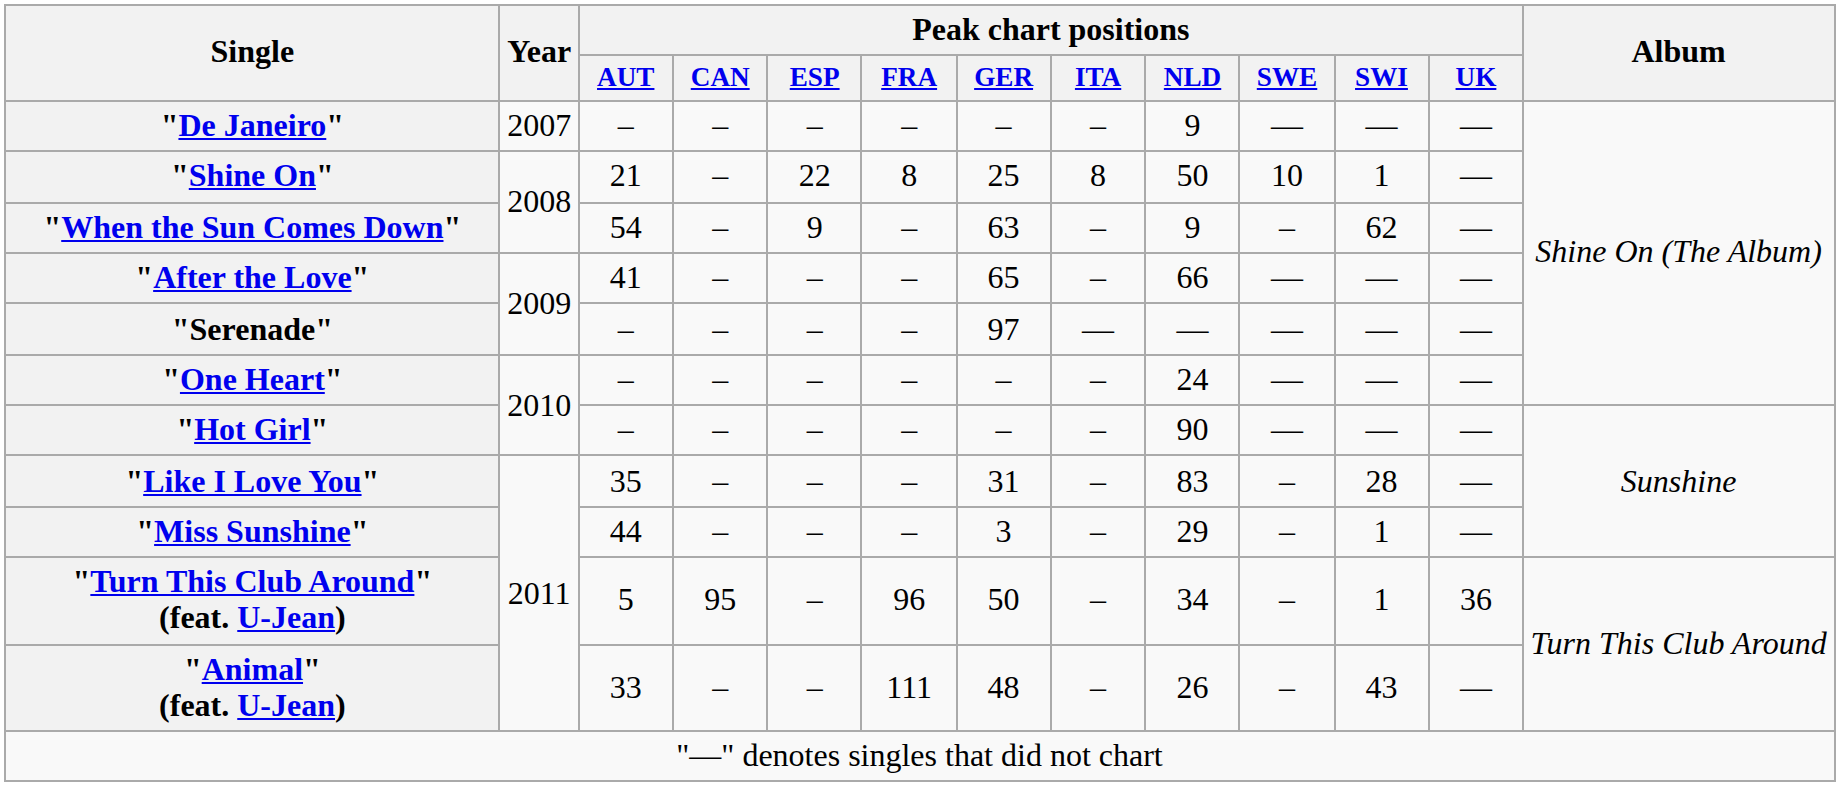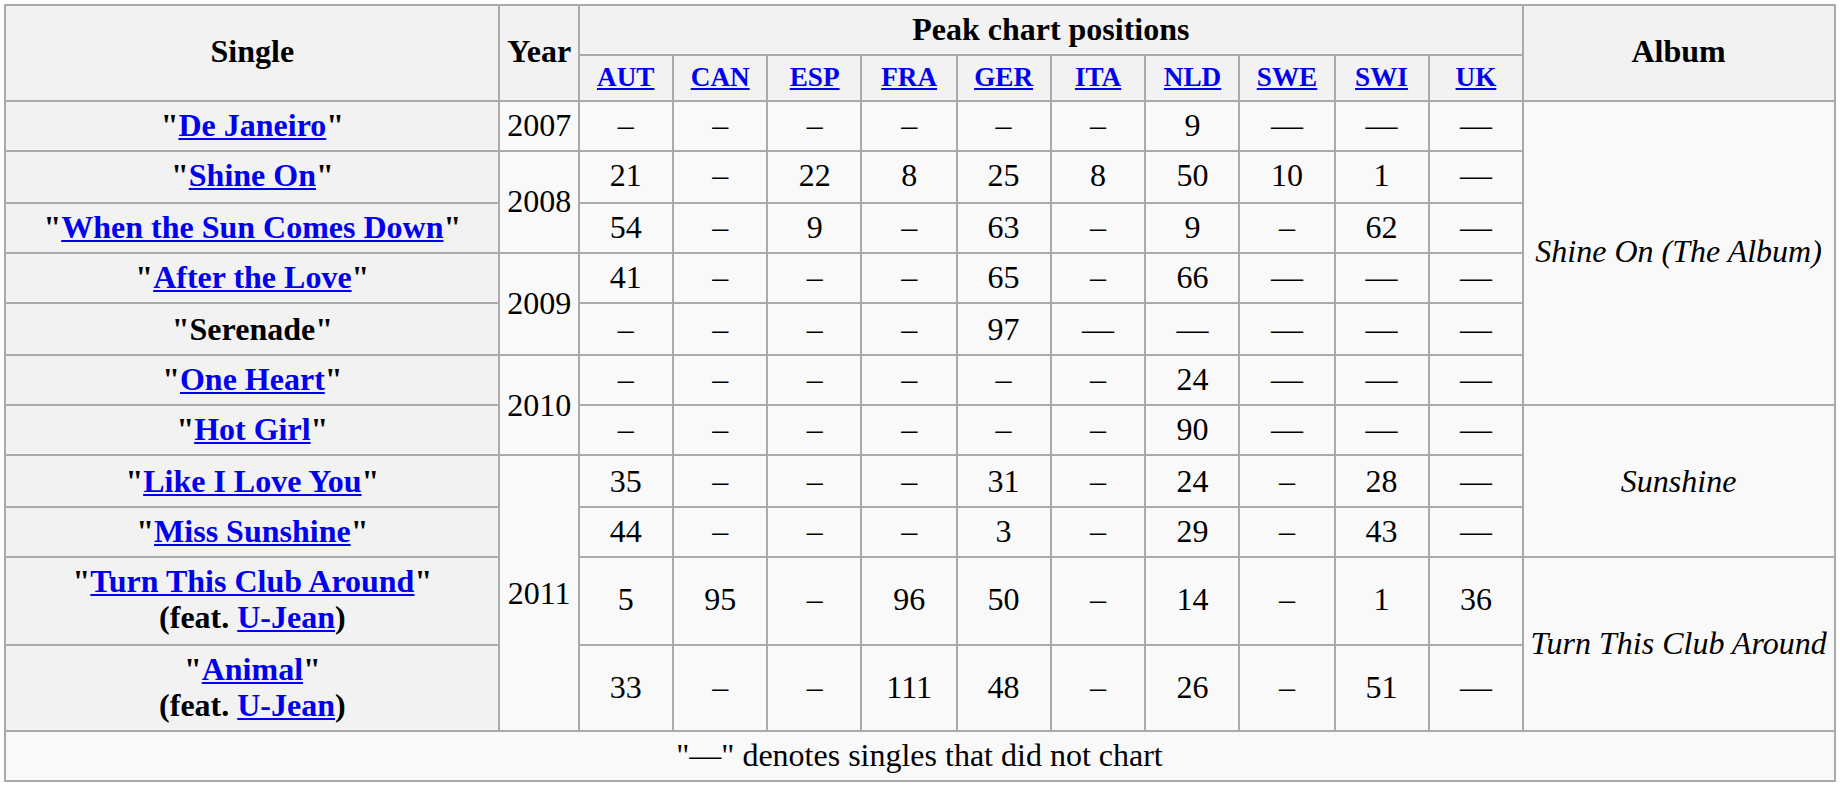(1193, 480) 83 -> (1193, 480) 24
(1381, 531) 1 -> (1381, 531) 43
(1193, 600) 34 -> (1193, 600) 14
(1381, 686) 43 -> (1381, 686) 51
